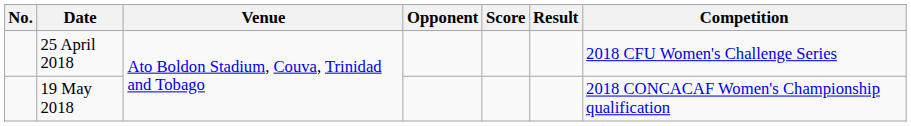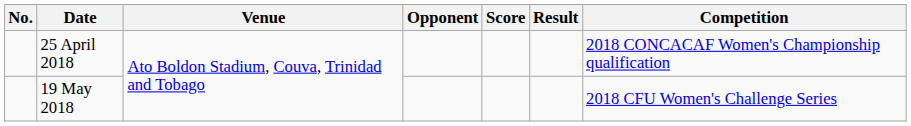(712, 53) 2018 CFU Women's Challenge Series -> (733, 53) 2018 CONCACAF Women's Championship qualification
(733, 98) 2018 CONCACAF Women's Championship qualification -> (712, 98) 2018 CFU Women's Challenge Series
